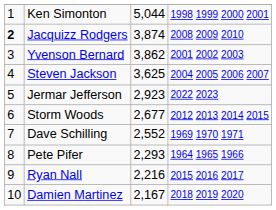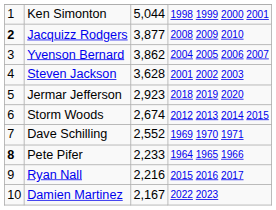(149, 34) 3,874 -> (149, 34) 3,877
(207, 55) 2001 2002 2003 -> (220, 55) 2004 2005 2006 2007
(149, 74) 3,625 -> (149, 74) 3,628
(220, 75) 2004 2005 2006 2007 -> (207, 75) 2001 2002 2003
(194, 95) 2022 2023 -> (207, 95) 2018 2019 2020
(149, 114) 2,677 -> (149, 114) 2,674
(11, 154) normal -> (11, 154) bold
(149, 154) 2,293 -> (149, 154) 2,233
(207, 195) 2018 2019 2020 -> (194, 195) 2022 2023
